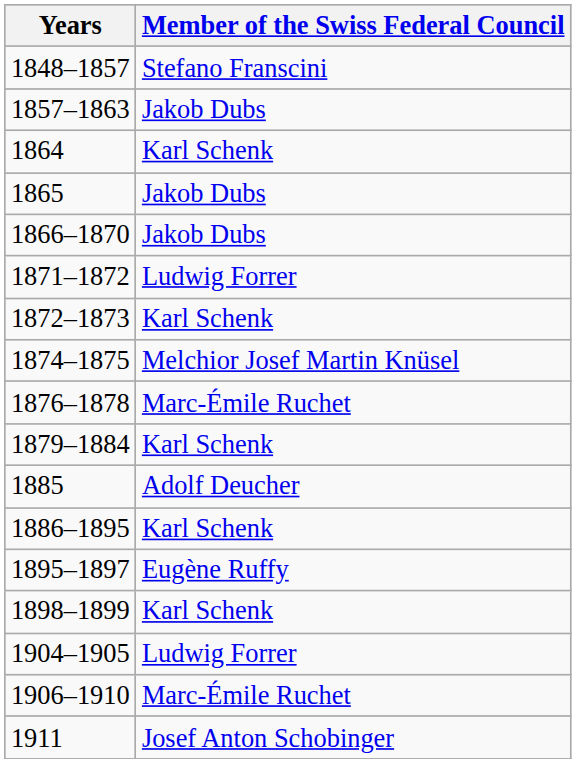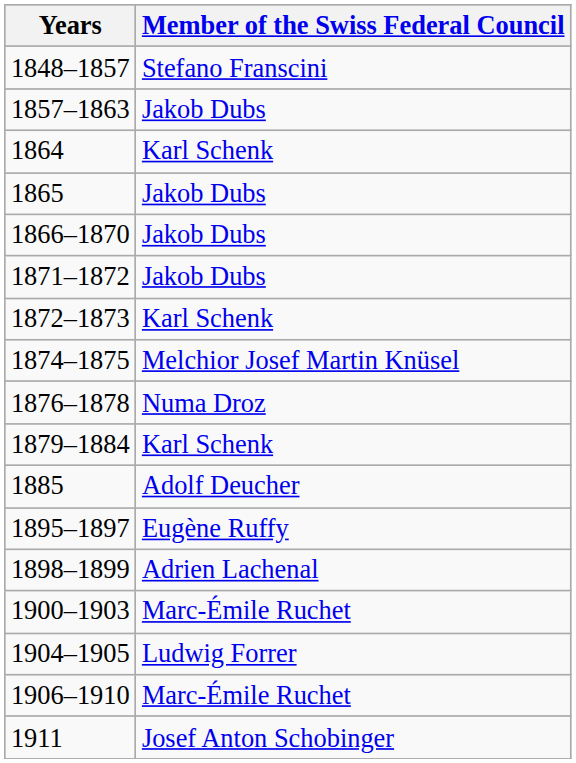(219, 276) Ludwig Forrer -> (204, 276) Jakob Dubs
(246, 402) Marc-Émile Ruchet -> (204, 402) Numa Droz
- row: (70, 527)
(207, 611) Karl Schenk -> (230, 569) Adrien Lachenal
+ row: (70, 611)
